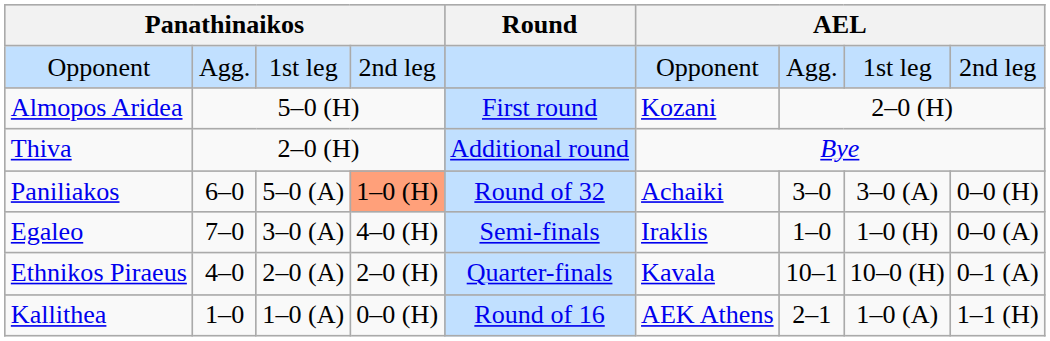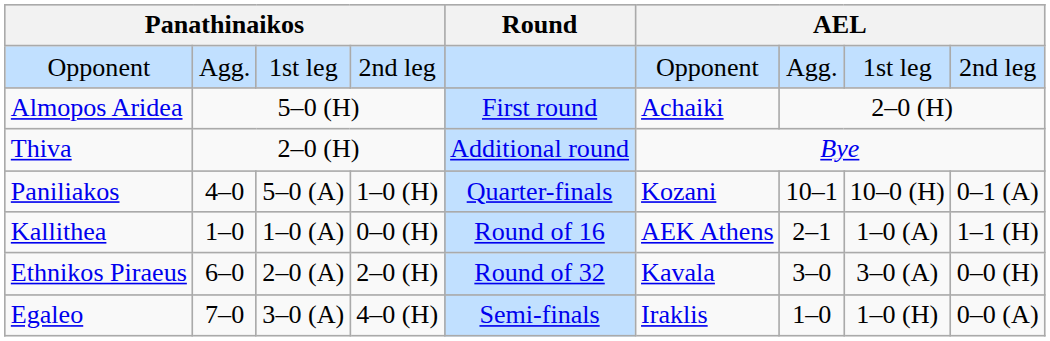(679, 107) Kozani -> (682, 107) Achaiki
(225, 190) 6–0 -> (225, 190) 4–0
(397, 190) lightsalmon background -> (397, 190) no background
(540, 190) Round of 32 -> (540, 190) Quarter-finals
(682, 190) Achaiki -> (679, 190) Kozani
(812, 190) 3–0 -> (812, 190) 10–1
(897, 190) 3–0 (A) -> (897, 190) 10–0 (H)
(998, 190) 0–0 (H) -> (998, 190) 0–1 (A)
rows swapped: (59, 314) <-> (47, 231)
(225, 273) 4–0 -> (225, 273) 6–0
(540, 273) Quarter-finals -> (540, 273) Round of 32
(812, 273) 10–1 -> (812, 273) 3–0
(897, 273) 10–0 (H) -> (897, 273) 3–0 (A)
(998, 273) 0–1 (A) -> (998, 273) 0–0 (H)
